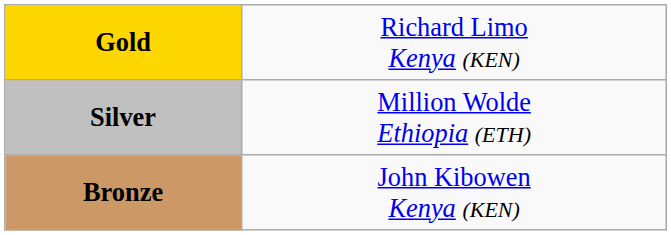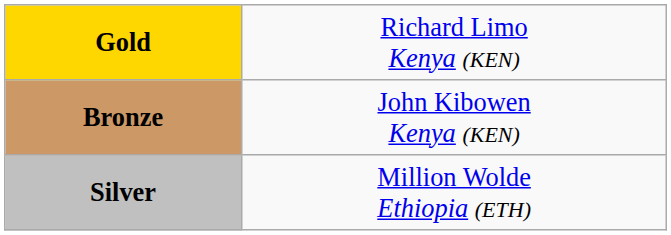rows swapped: (123, 116) <-> (123, 191)
